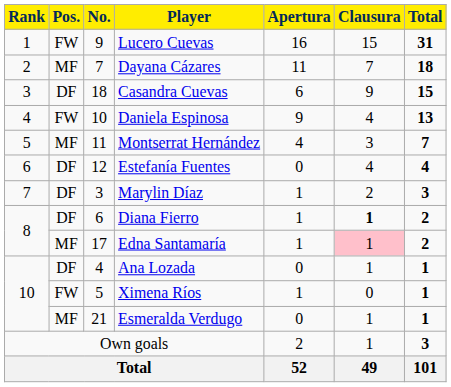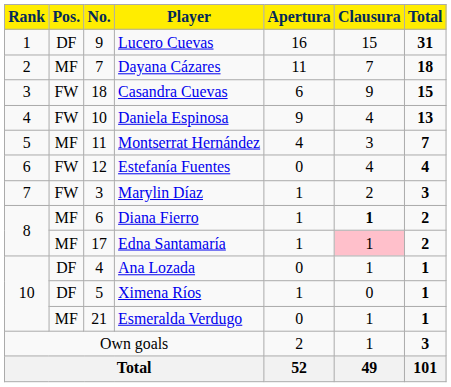(66, 42) FW -> (66, 42) DF
(66, 92) DF -> (66, 92) FW
(66, 167) DF -> (66, 167) FW
(66, 192) DF -> (66, 192) FW
(66, 218) DF -> (66, 218) MF
(66, 293) FW -> (66, 293) DF
